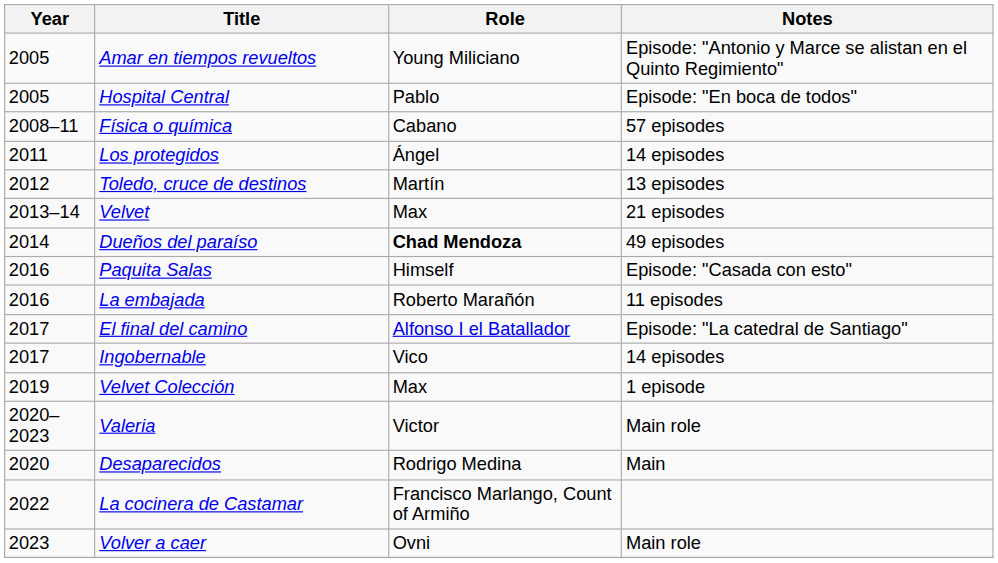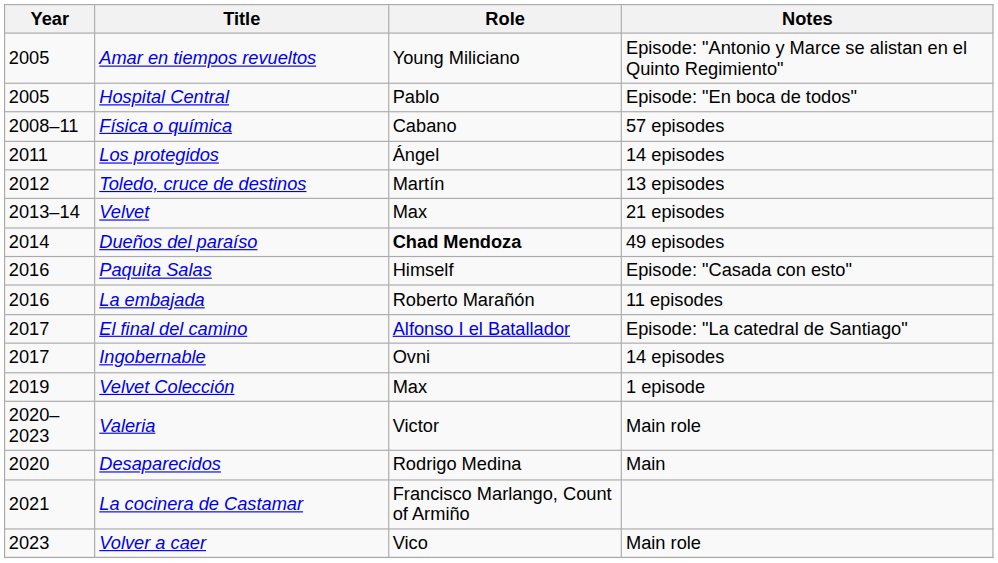(410, 357) Vico -> (411, 357) Ovni
(29, 504) 2022 -> (29, 504) 2021
(411, 543) Ovni -> (410, 543) Vico
